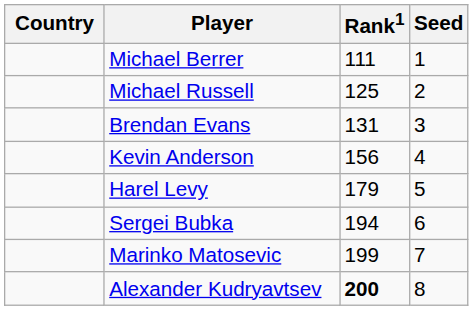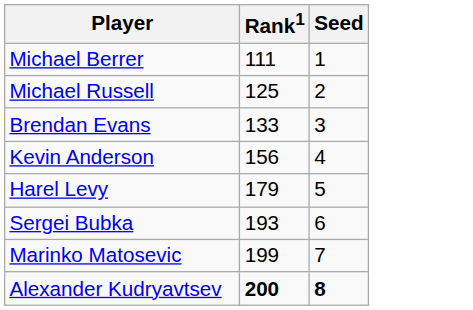- column: (55, 23)
(362, 124) 131 -> (262, 124) 133
(362, 222) 194 -> (262, 222) 193
(420, 288) normal -> (320, 288) bold
